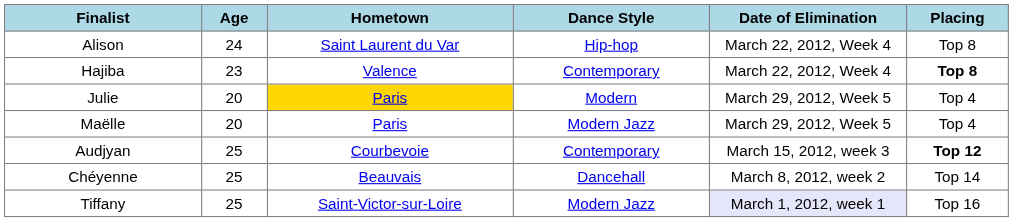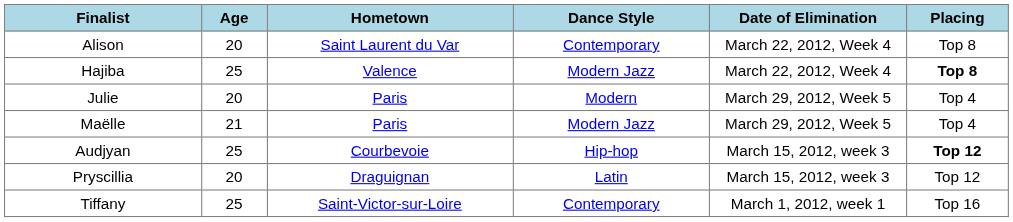(234, 44) 24 -> (234, 44) 20
(611, 44) Hip-hop -> (611, 44) Contemporary
(234, 71) 23 -> (234, 71) 25
(611, 71) Contemporary -> (611, 71) Modern Jazz
(390, 97) gold background -> (390, 97) no background
(234, 124) 20 -> (234, 124) 21
(611, 150) Contemporary -> (611, 150) Hip-hop
+ row: (103, 177)
- row: (103, 177)
(611, 203) Modern Jazz -> (611, 203) Contemporary
(808, 203) lavender background -> (808, 203) no background
